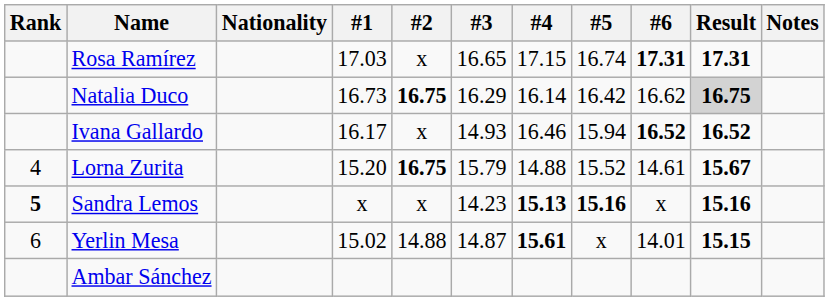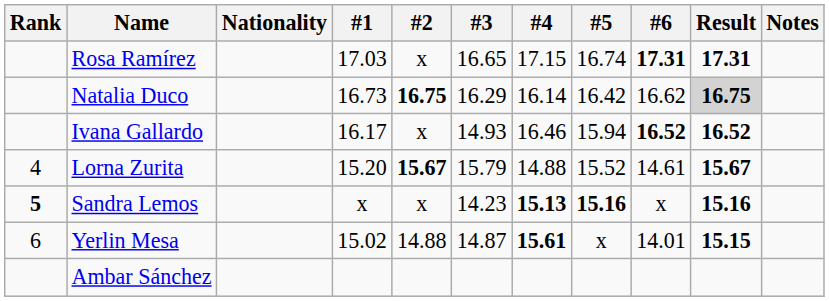(422, 168) 16.75 -> (422, 168) 15.67
